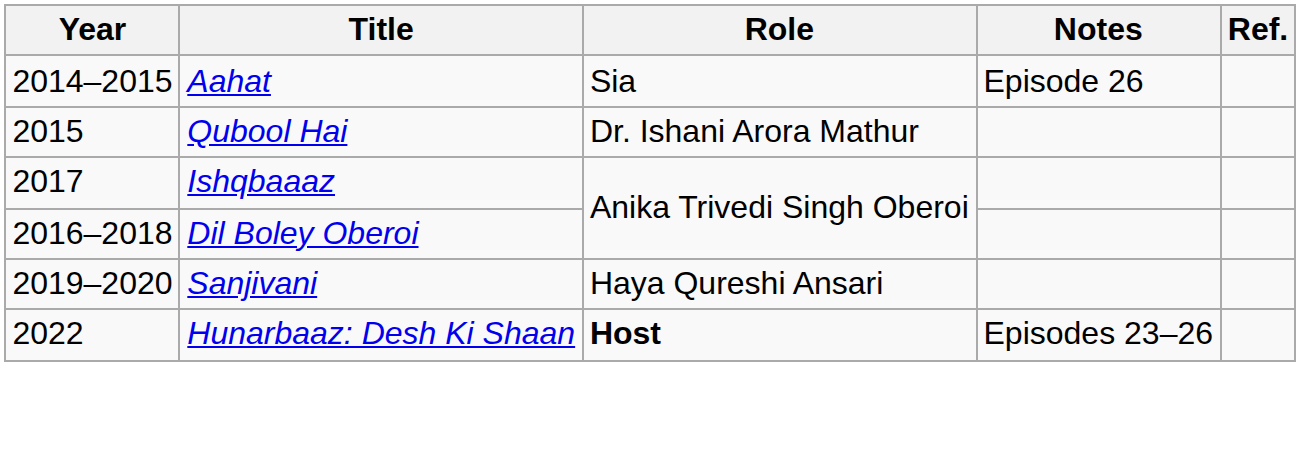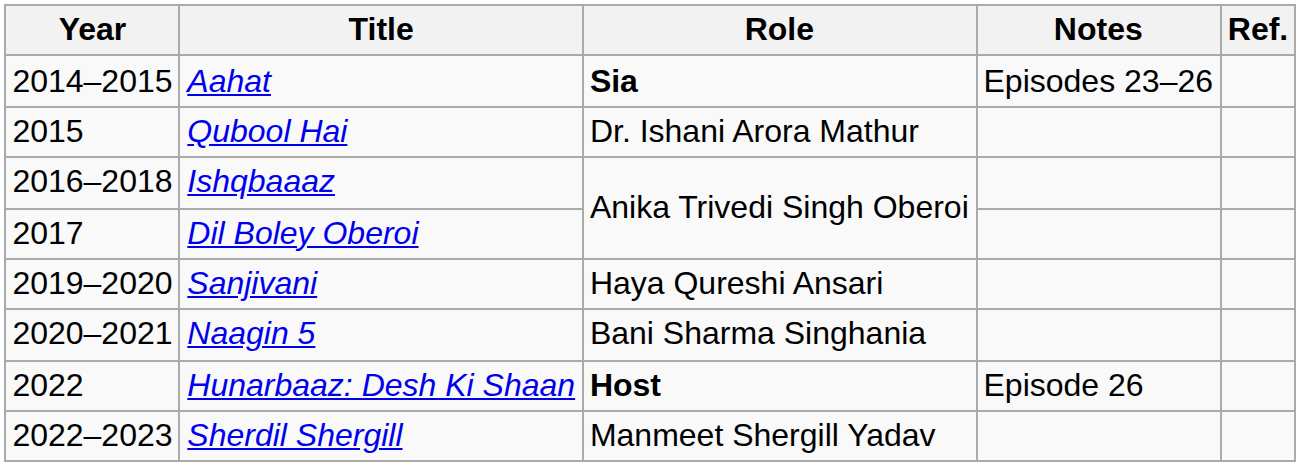(613, 80) normal -> (614, 80) bold
(1064, 80) Episode 26 -> (1098, 80) Episodes 23–26
(48, 182) 2017 -> (92, 182) 2016–2018
(92, 232) 2016–2018 -> (48, 232) 2017
+ row: (251, 334)
(1098, 334) Episodes 23–26 -> (1064, 385) Episode 26
+ row: (295, 435)
